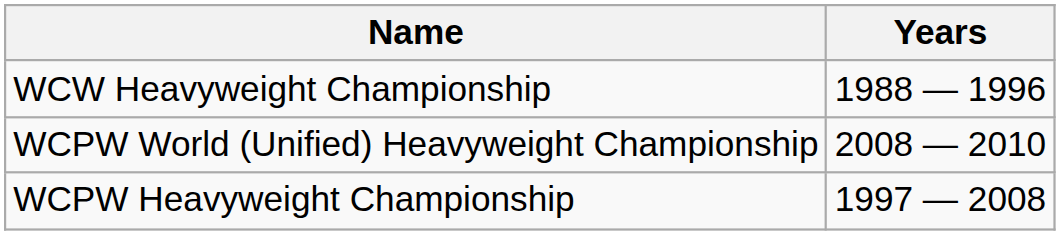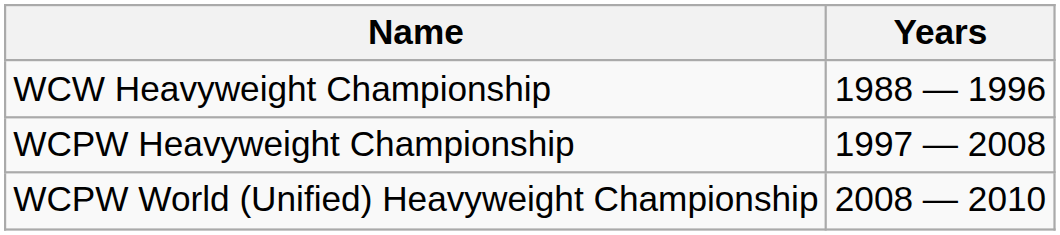rows swapped: (294, 199) <-> (416, 144)
